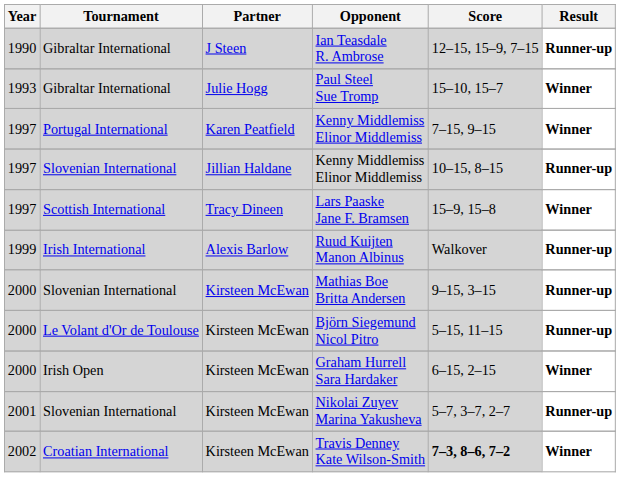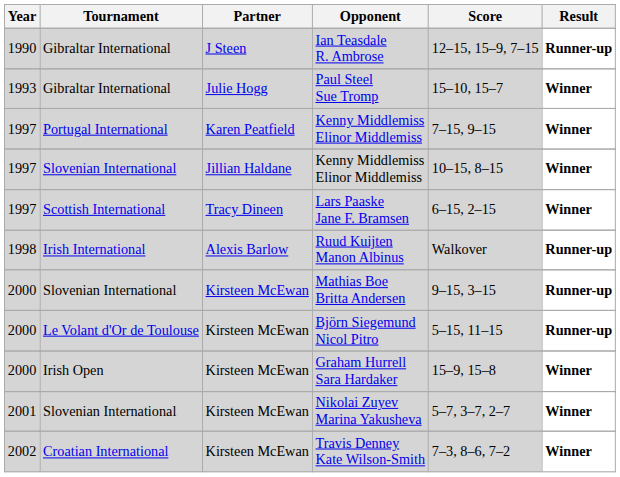(579, 169) Runner-up -> (569, 169) Winner
(464, 209) 15–9, 15–8 -> (464, 209) 6–15, 2–15
(22, 250) 1999 -> (22, 250) 1998
(464, 371) 6–15, 2–15 -> (464, 371) 15–9, 15–8
(579, 411) Runner-up -> (569, 411) Winner
(471, 451) bold -> (471, 451) normal
